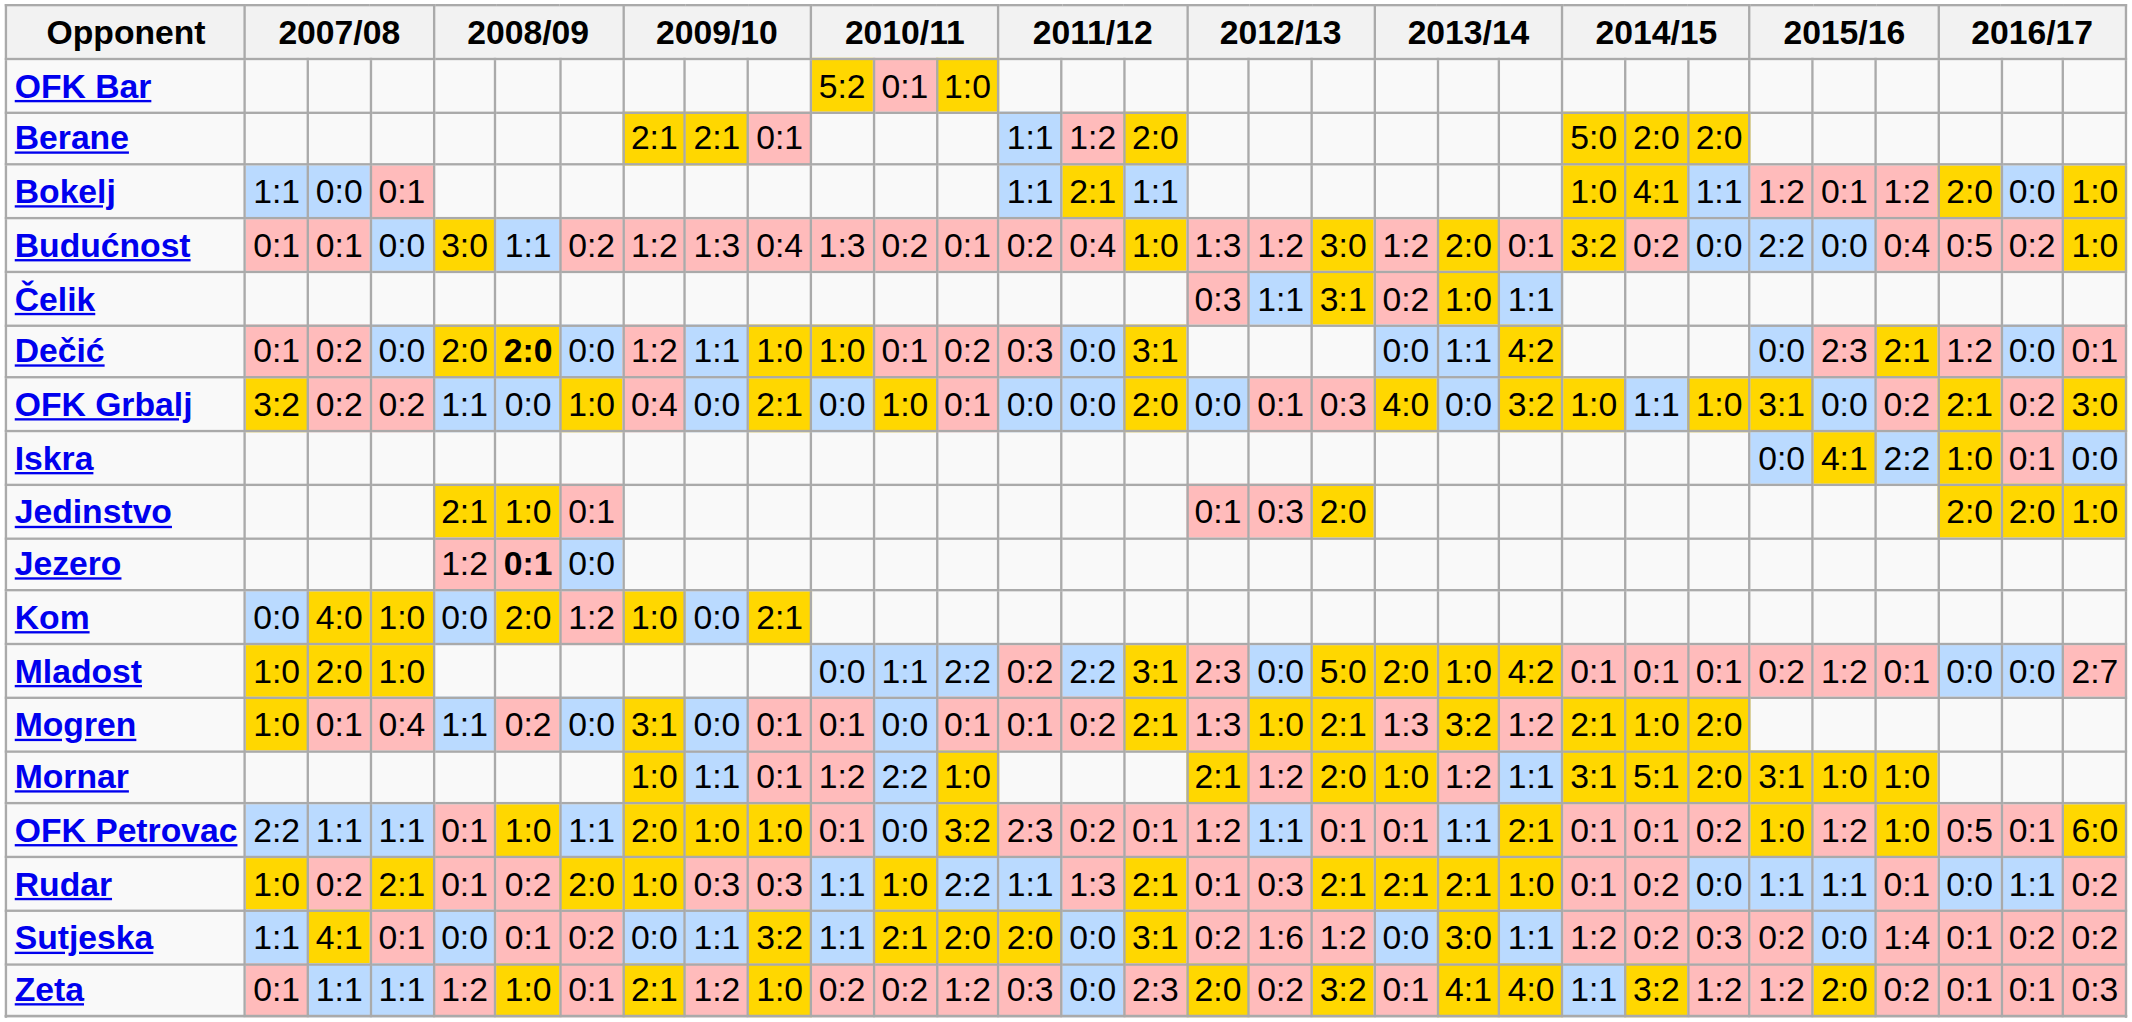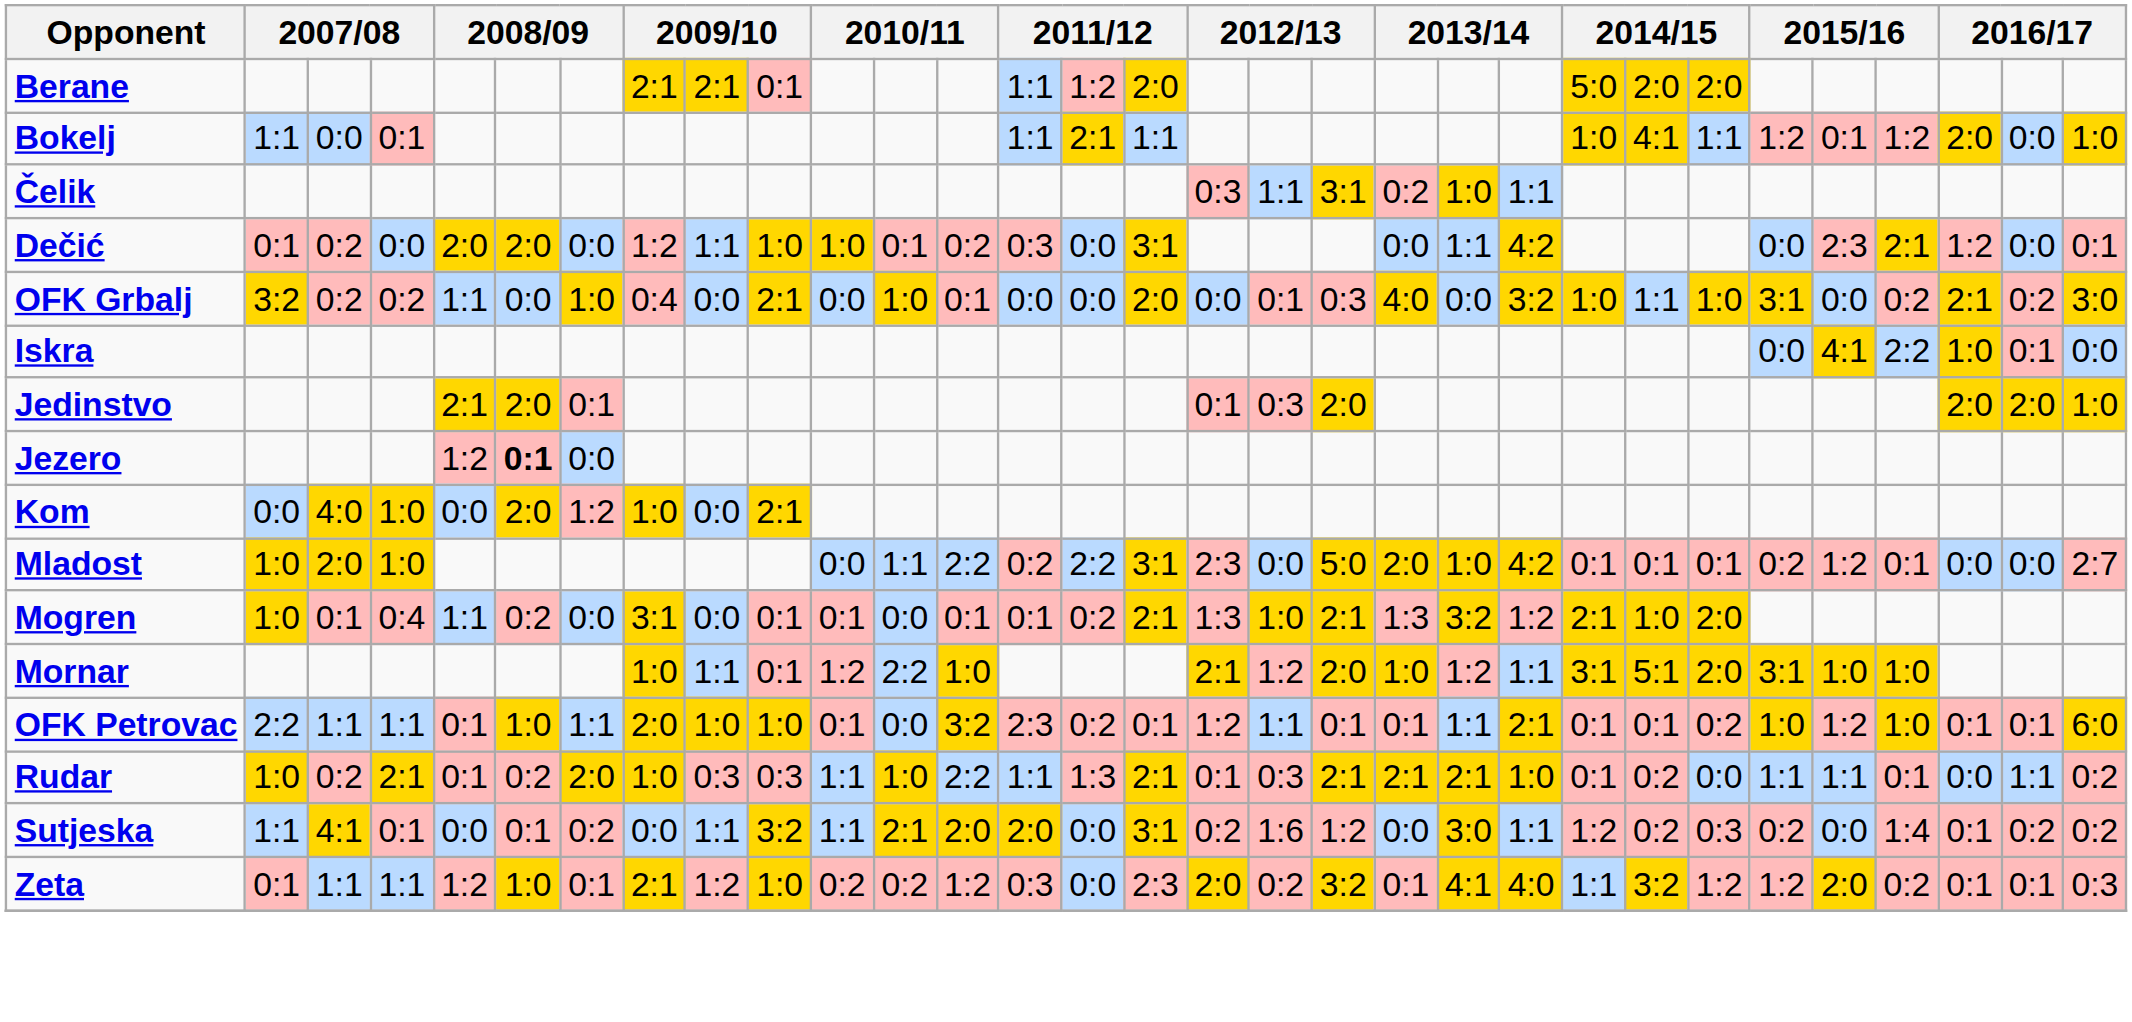- row: (83, 85)
- row: (103, 245)
(528, 352) bold -> (528, 245) normal
(528, 511) 1:0 -> (528, 405) 2:0
(1970, 831) 0:5 -> (1970, 724) 0:1
